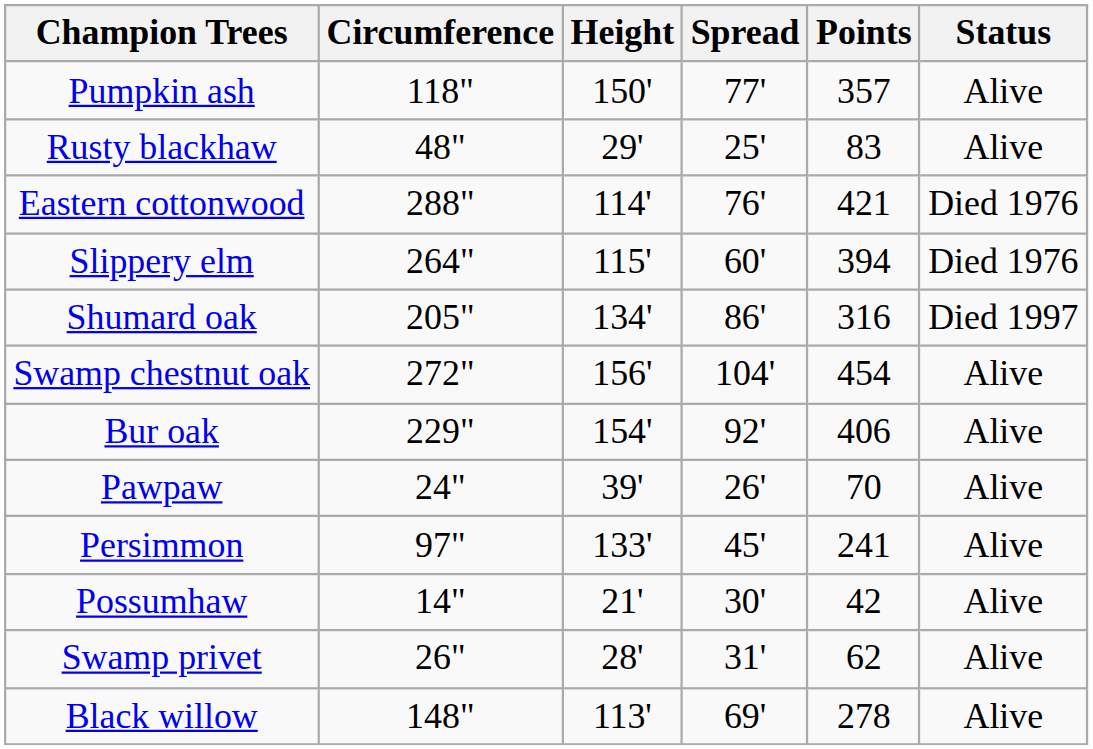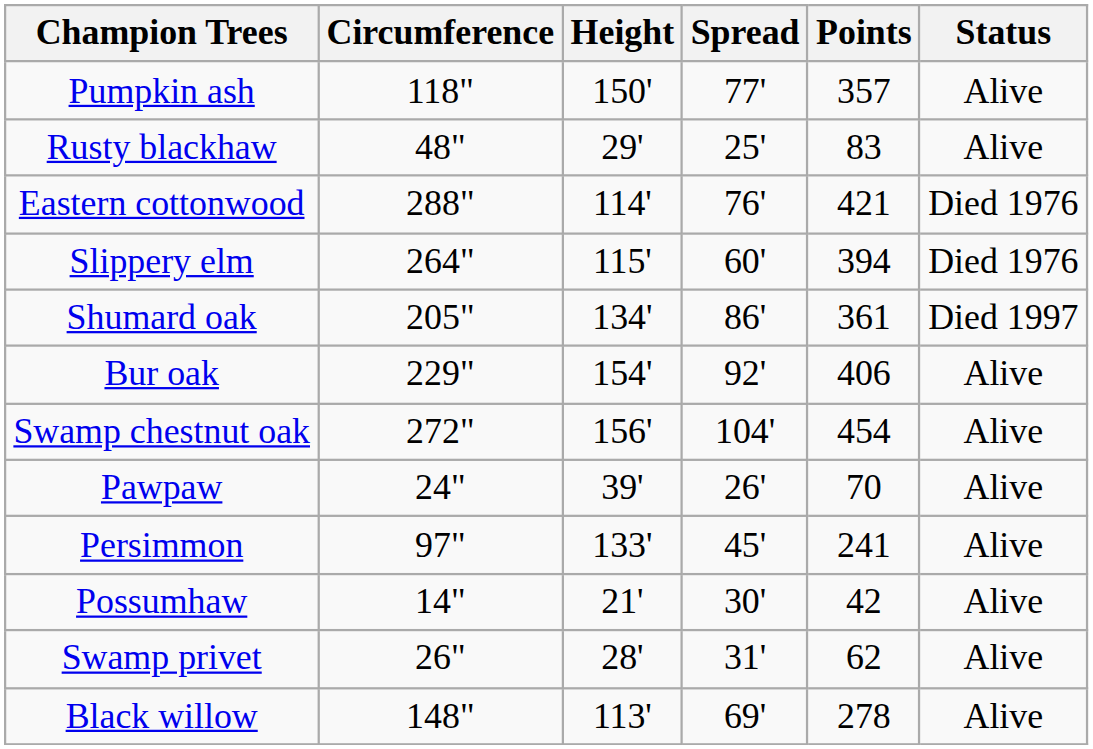(864, 317) 316 -> (864, 317) 361
rows swapped: (162, 430) <-> (162, 373)
